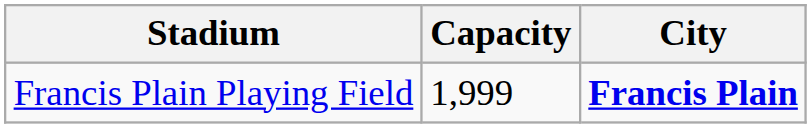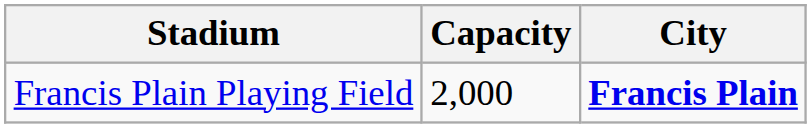(472, 92) 1,999 -> (472, 92) 2,000
